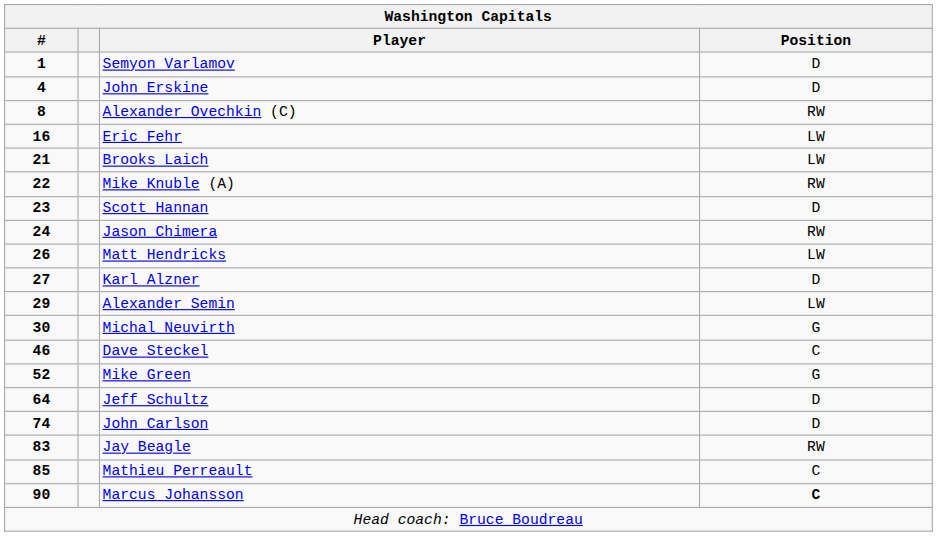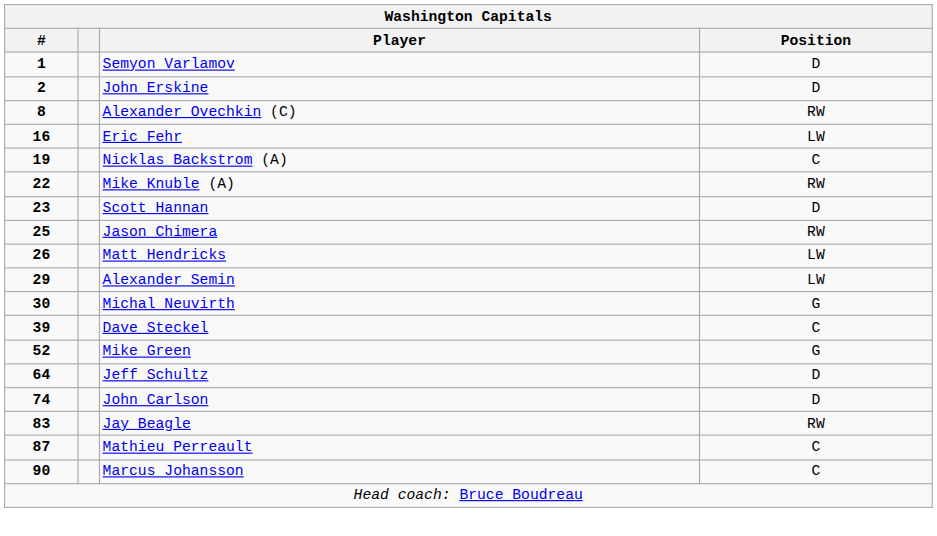(41, 88) 4 -> (41, 88) 2
+ row: (195, 160)
- row: (156, 160)
(41, 232) 24 -> (41, 232) 25
- row: (151, 280)
(41, 352) 46 -> (41, 328) 39
(41, 471) 85 -> (41, 447) 87
(816, 495) bold -> (816, 471) normal
